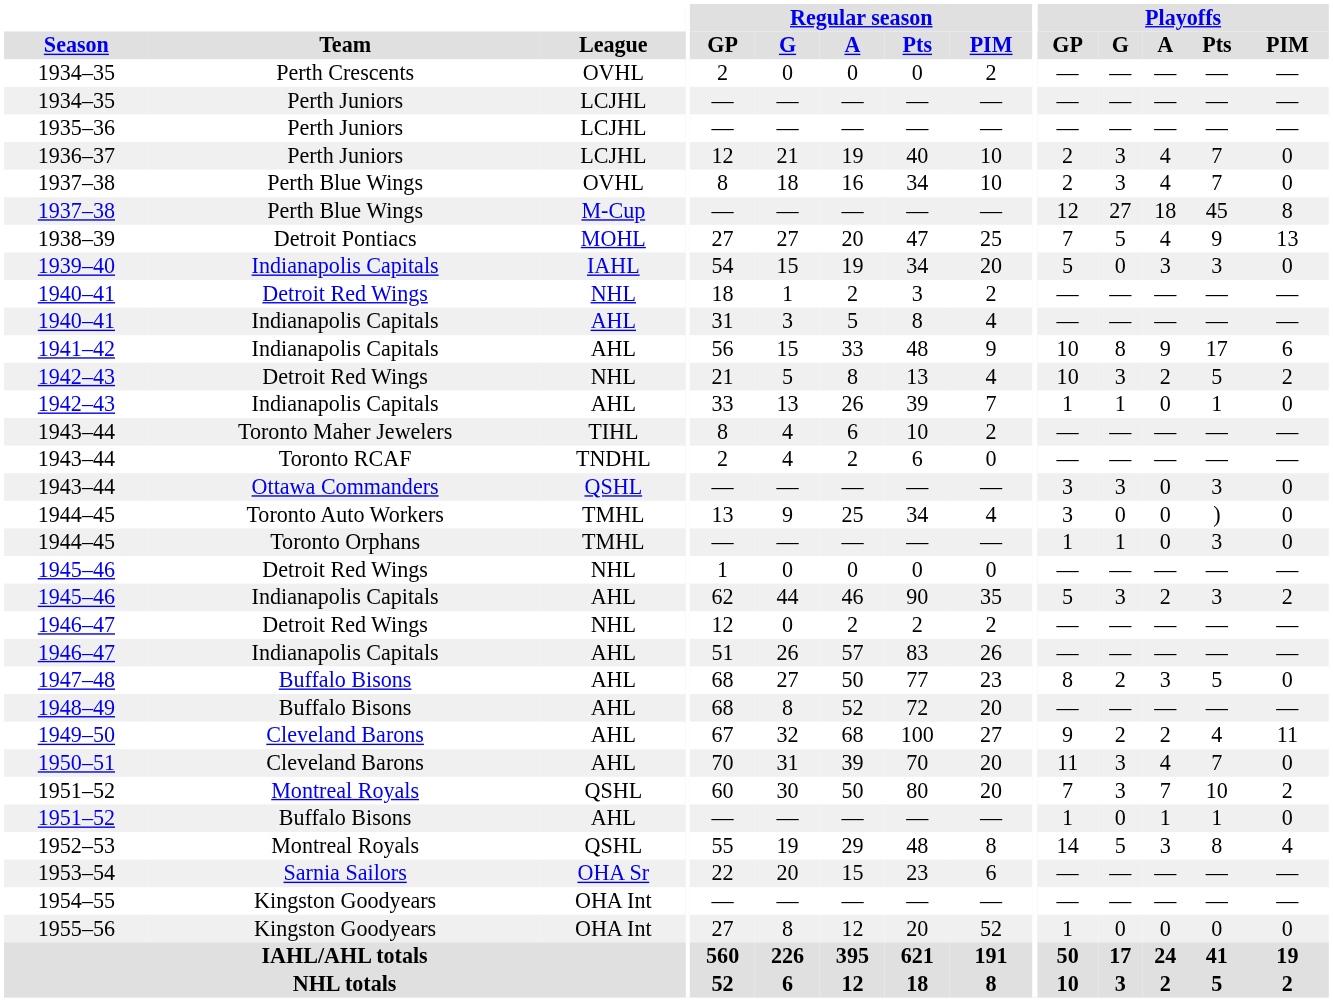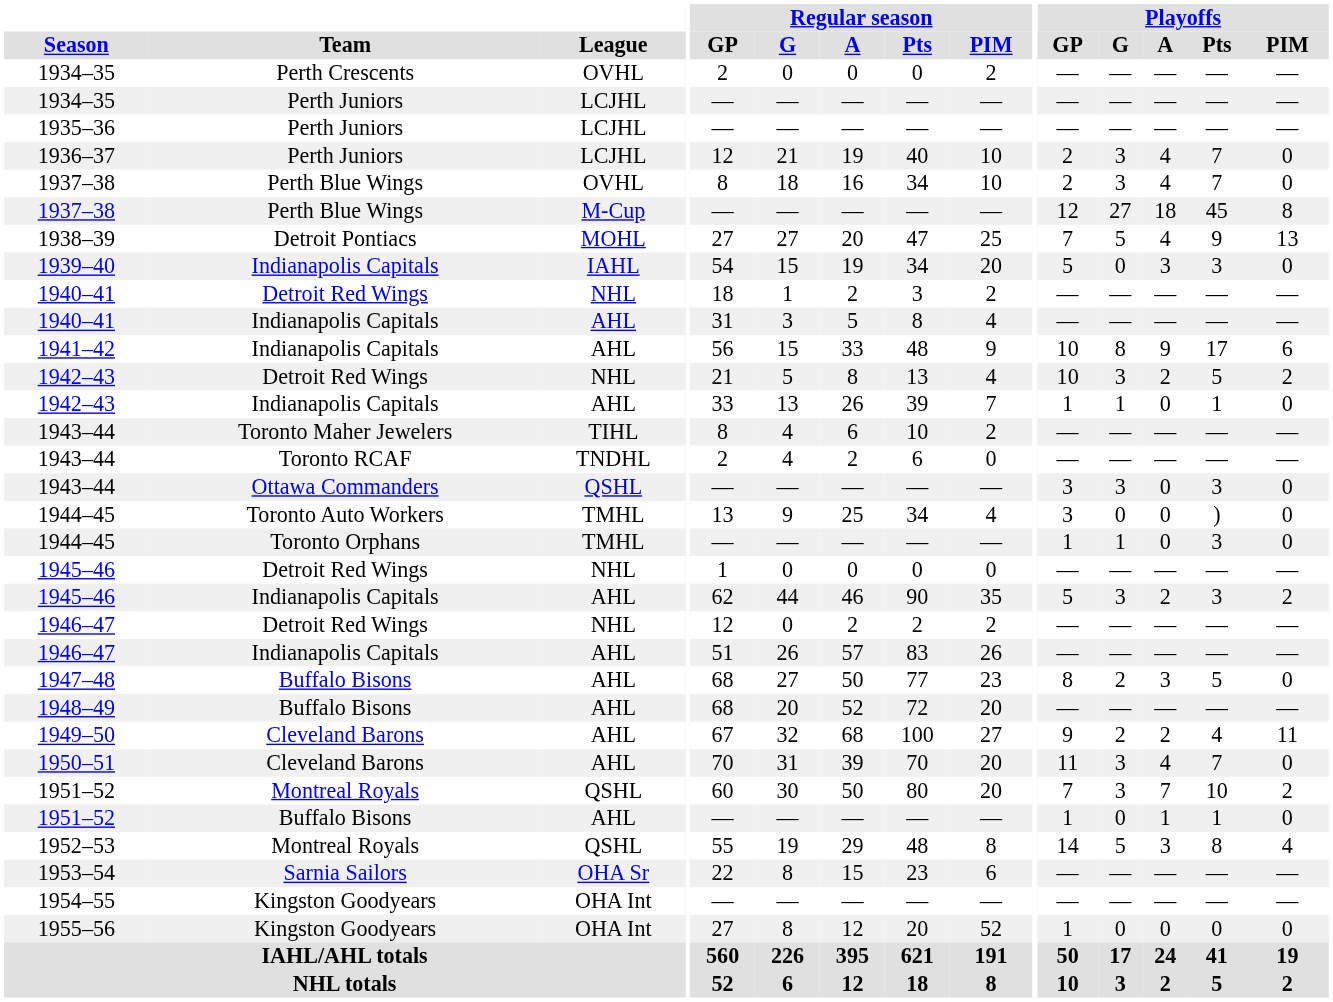(788, 707) 8 -> (788, 707) 20
(788, 873) 20 -> (788, 873) 8
